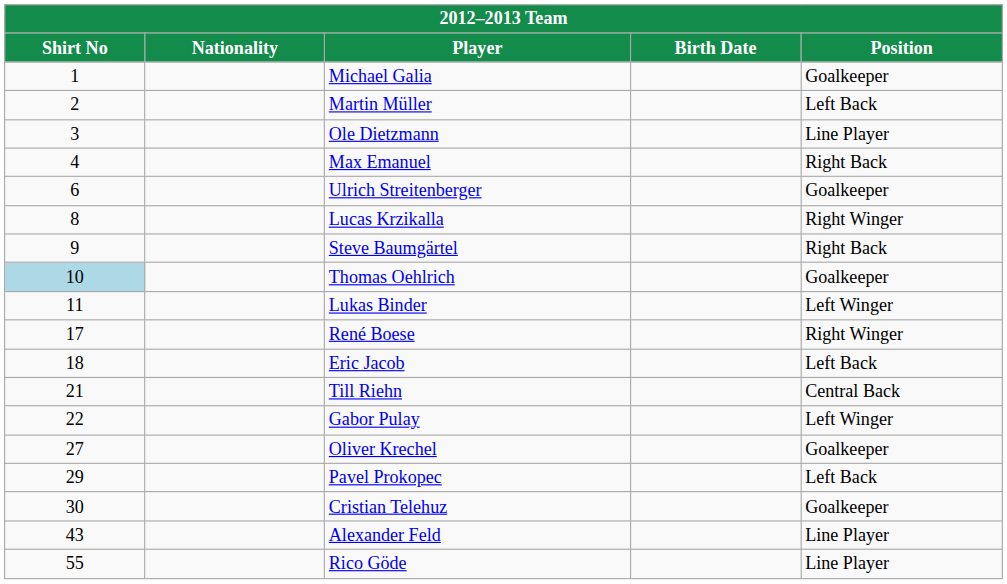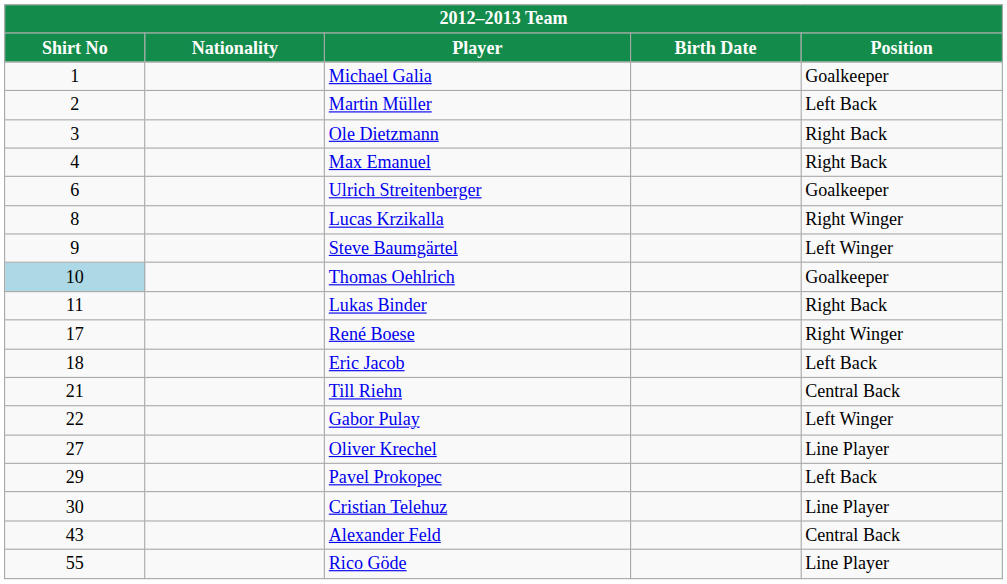(847, 133) Line Player -> (846, 133) Right Back
(846, 248) Right Back -> (849, 248) Left Winger
(849, 305) Left Winger -> (846, 305) Right Back
(847, 448) Goalkeeper -> (847, 448) Line Player
(847, 506) Goalkeeper -> (847, 506) Line Player
(847, 534) Line Player -> (853, 534) Central Back
